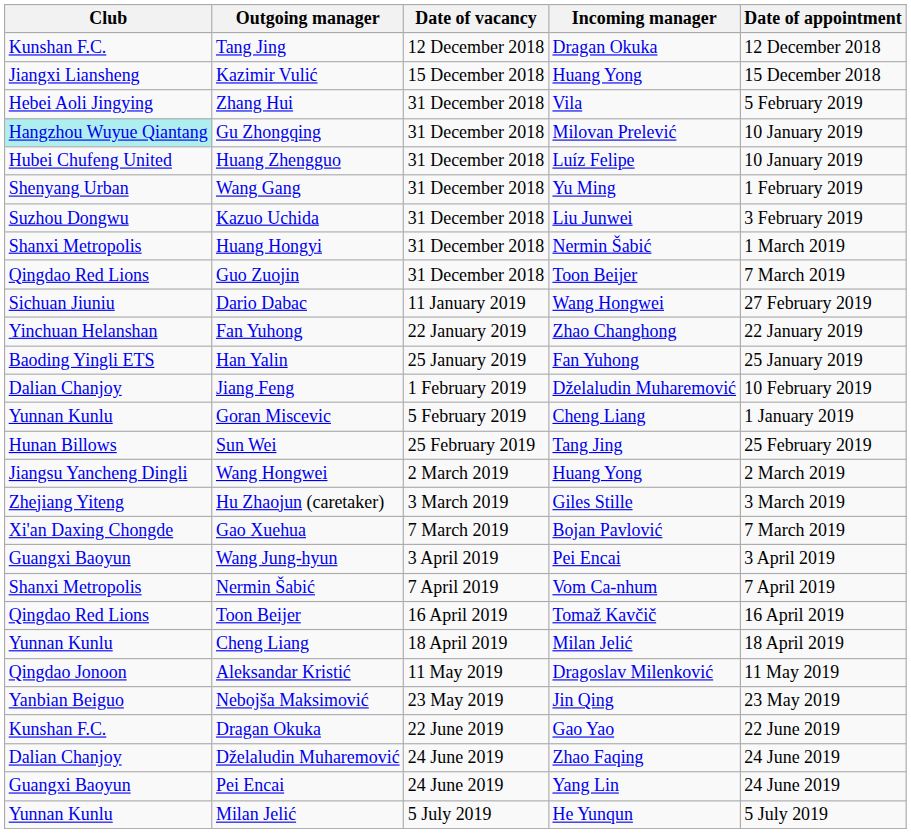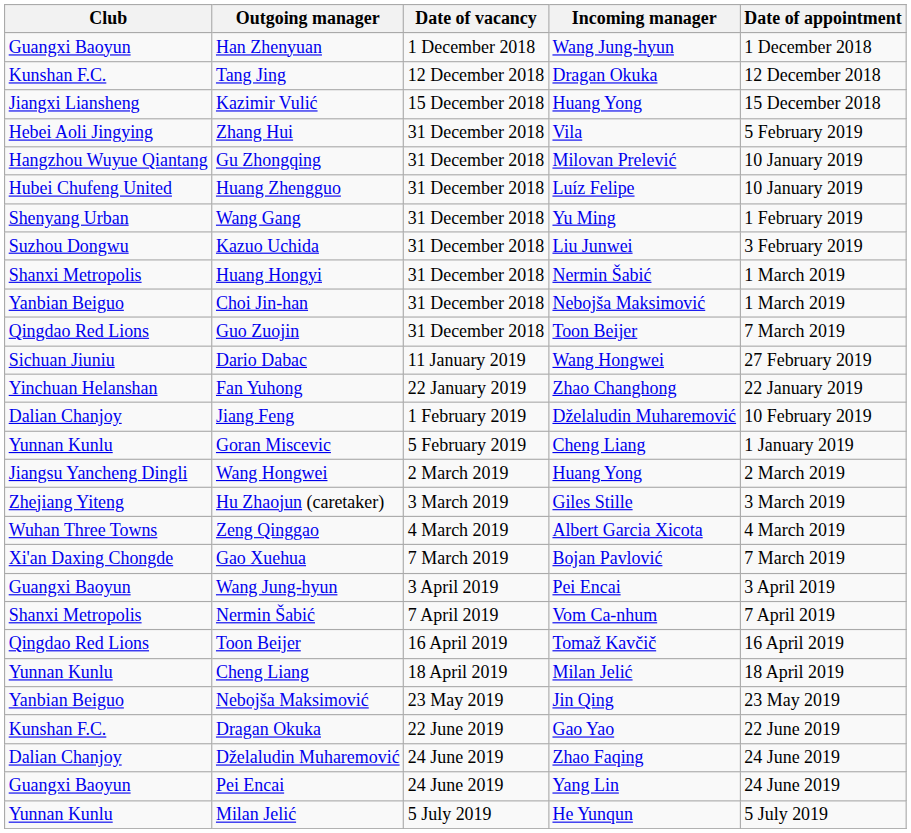+ row: (269, 47)
(108, 132) paleturquoise background -> (108, 160) no background
+ row: (262, 302)
- row: (252, 359)
- row: (246, 445)
+ row: (267, 530)
- row: (283, 672)
